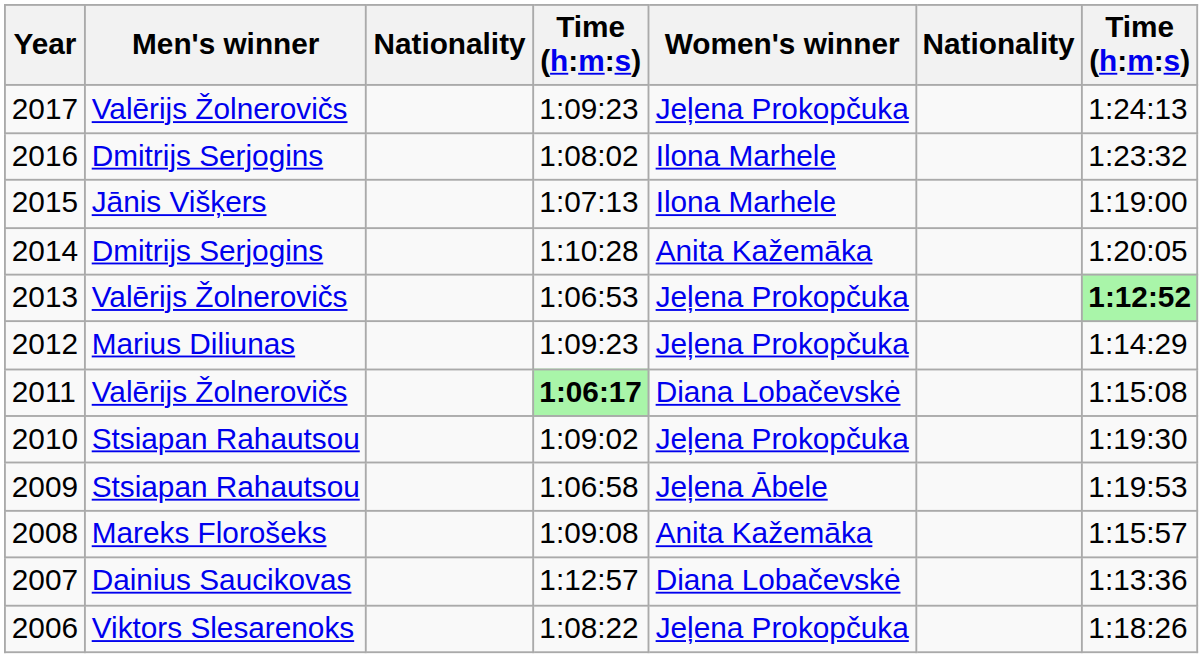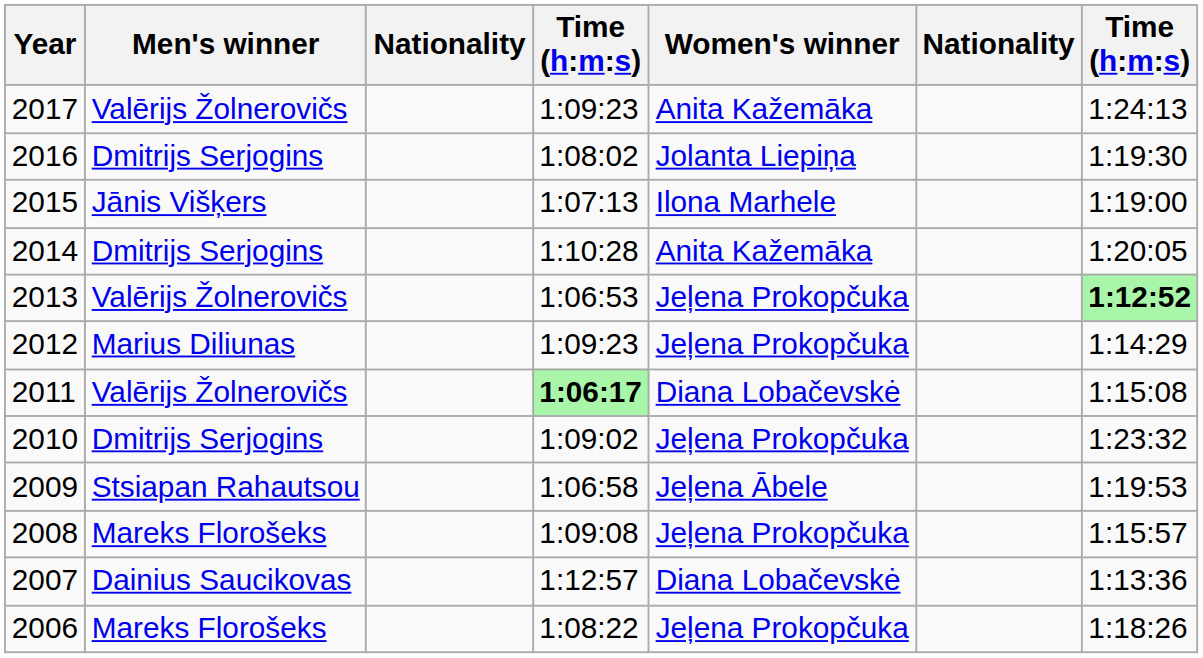(782, 108) Jeļena Prokopčuka -> (764, 108) Anita Kažemāka
(746, 155) Ilona Marhele -> (756, 155) Jolanta Liepiņa
(1138, 155) 1:23:32 -> (1138, 155) 1:19:30
(226, 439) Stsiapan Rahautsou -> (207, 439) Dmitrijs Serjogins
(1138, 439) 1:19:30 -> (1138, 439) 1:23:32
(764, 533) Anita Kažemāka -> (782, 533) Jeļena Prokopčuka
(223, 627) Viktors Slesarenoks -> (209, 627) Mareks Florošeks
